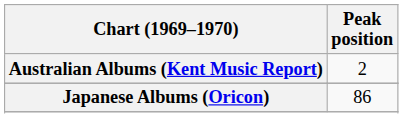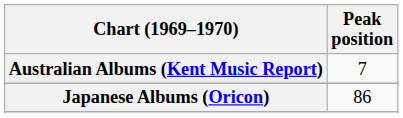(362, 68) 2 -> (362, 68) 7
